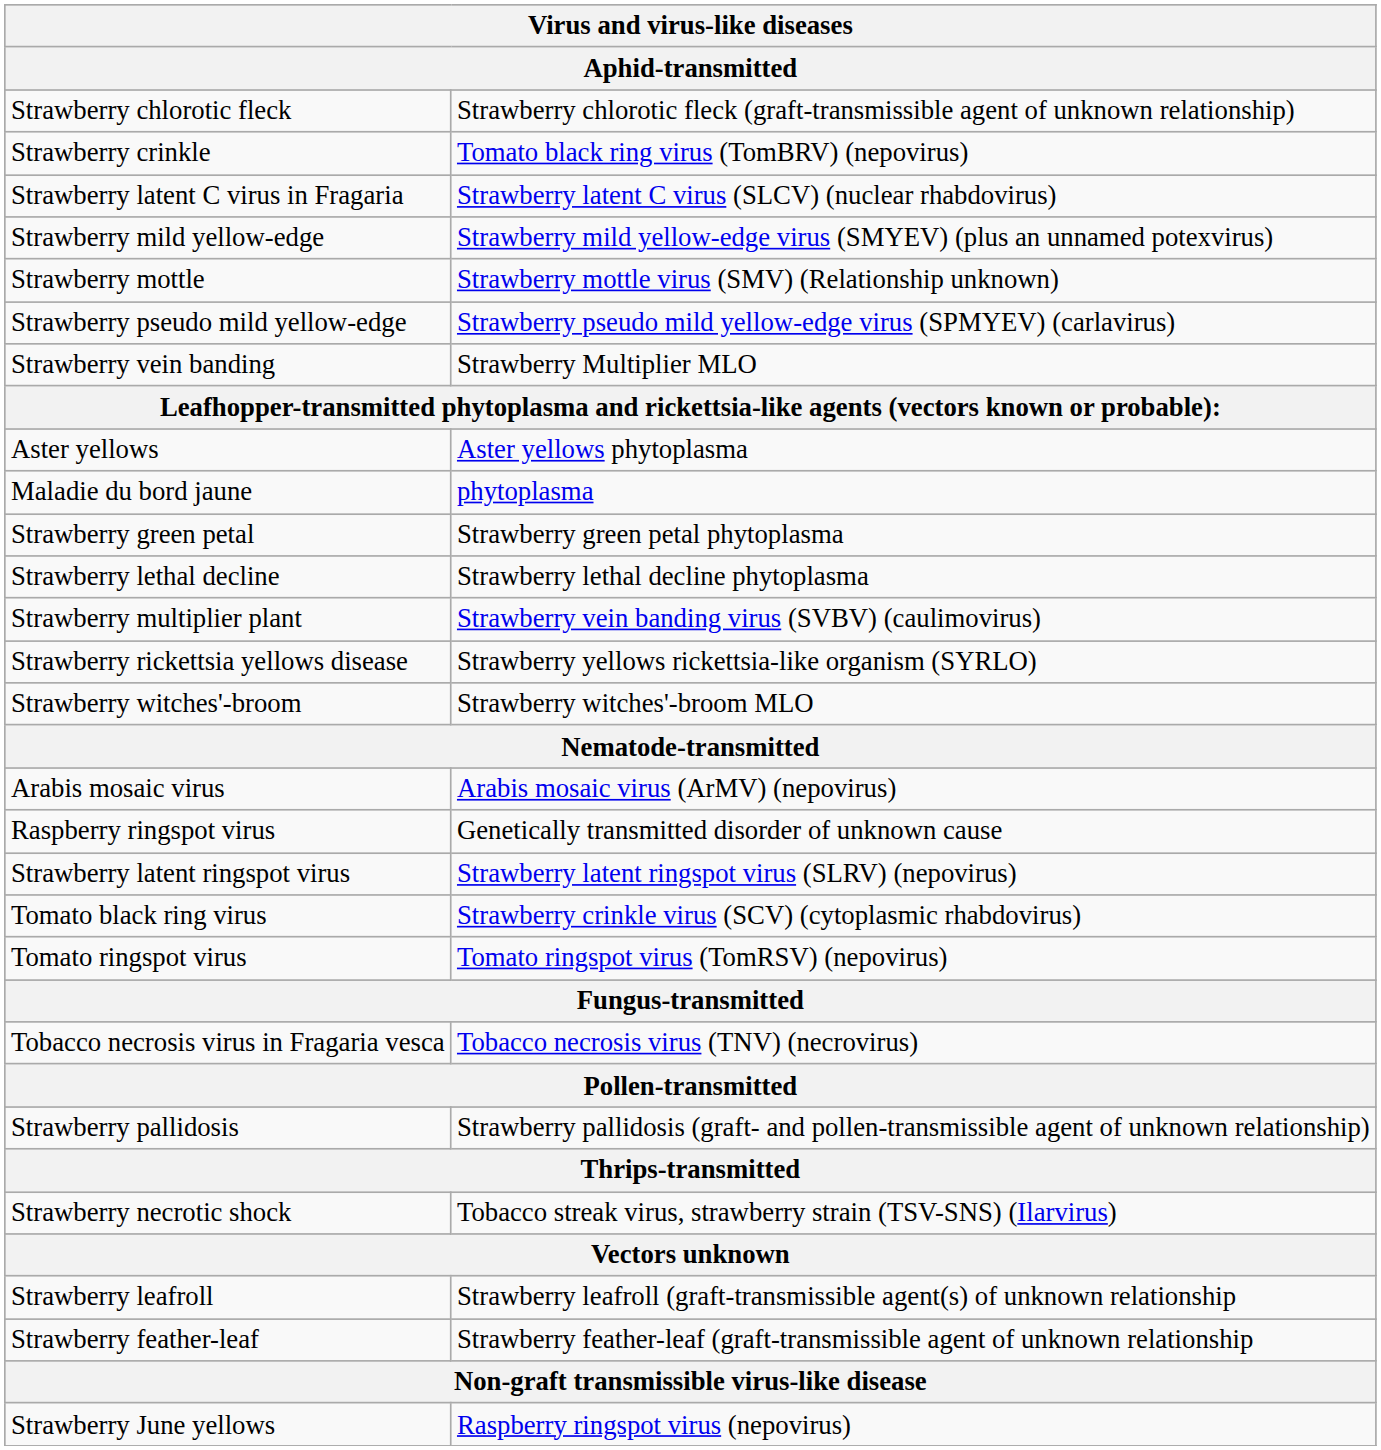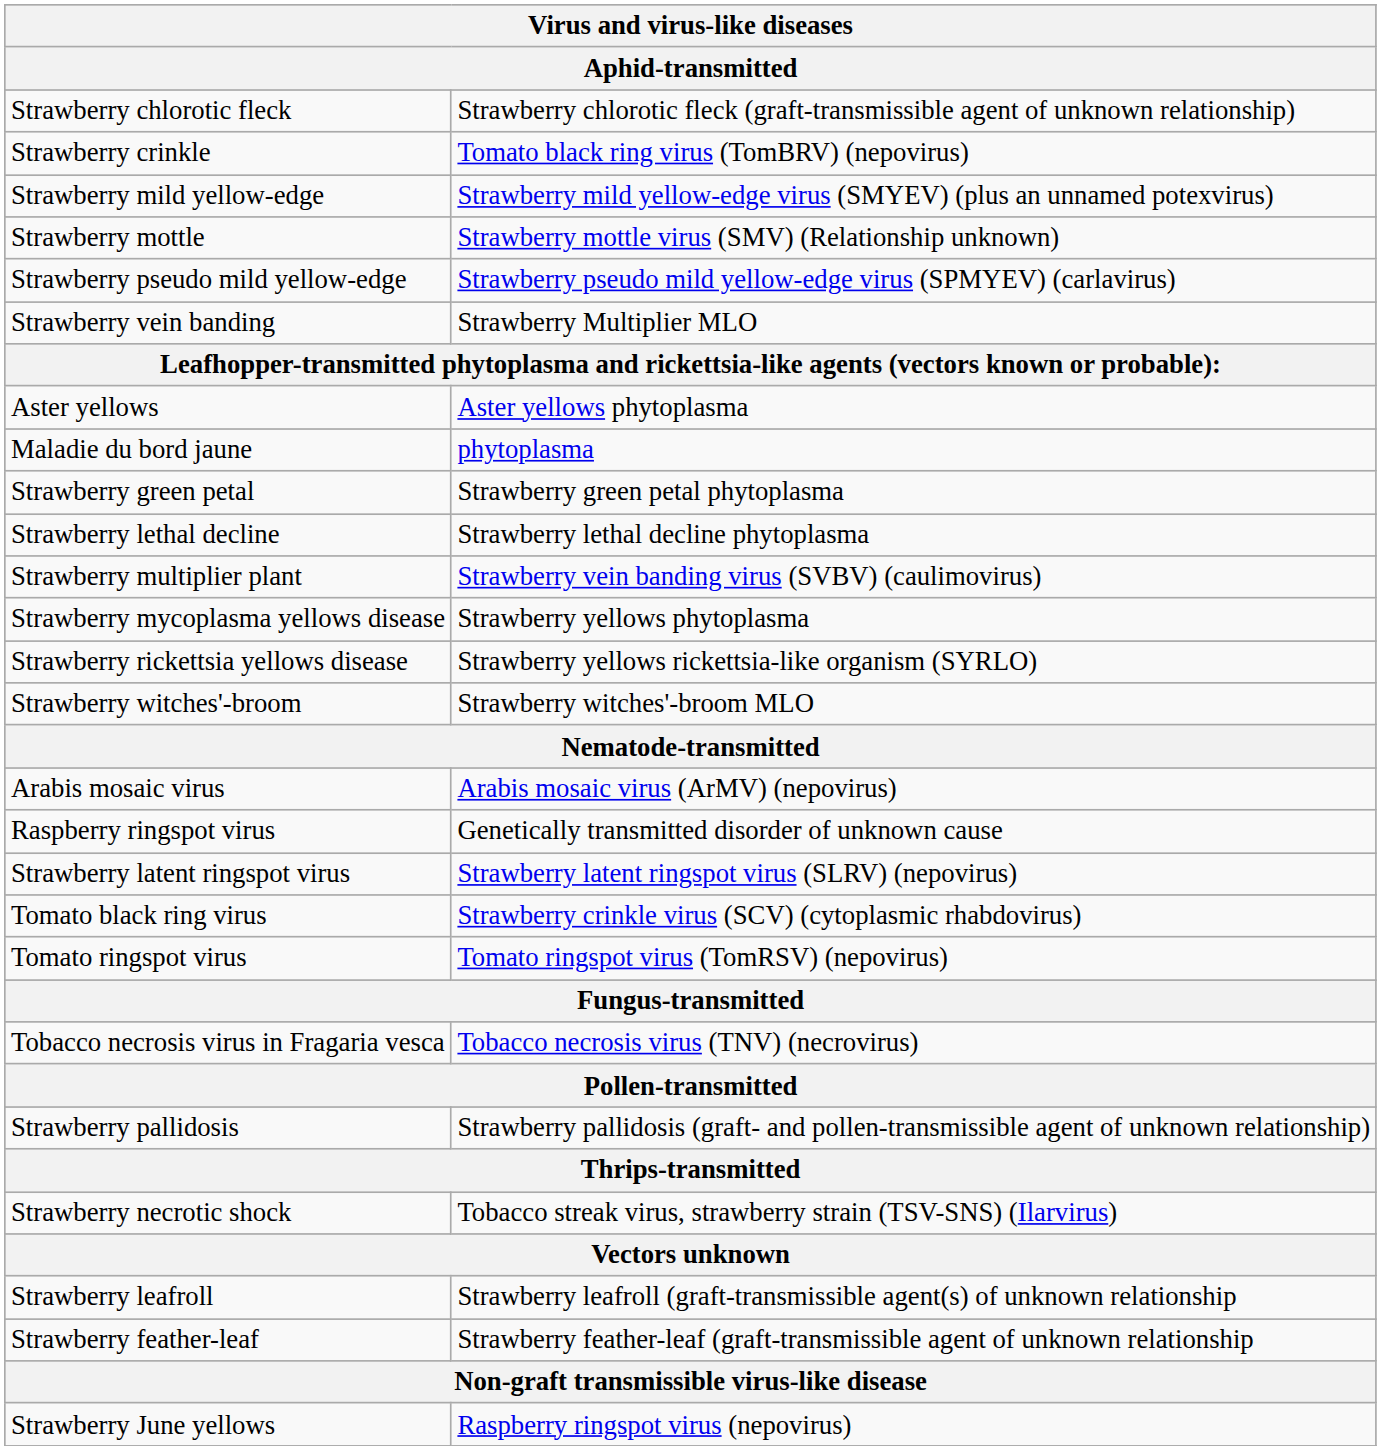- row: (207, 195)
+ row: (228, 618)
